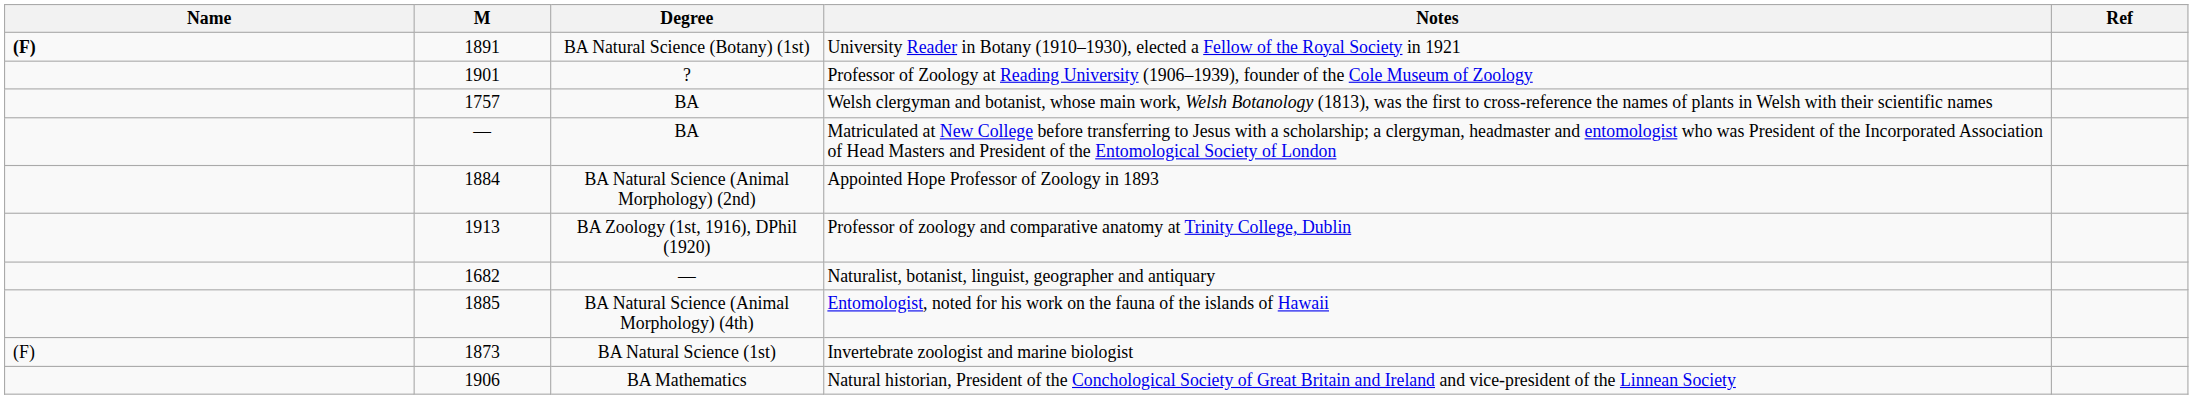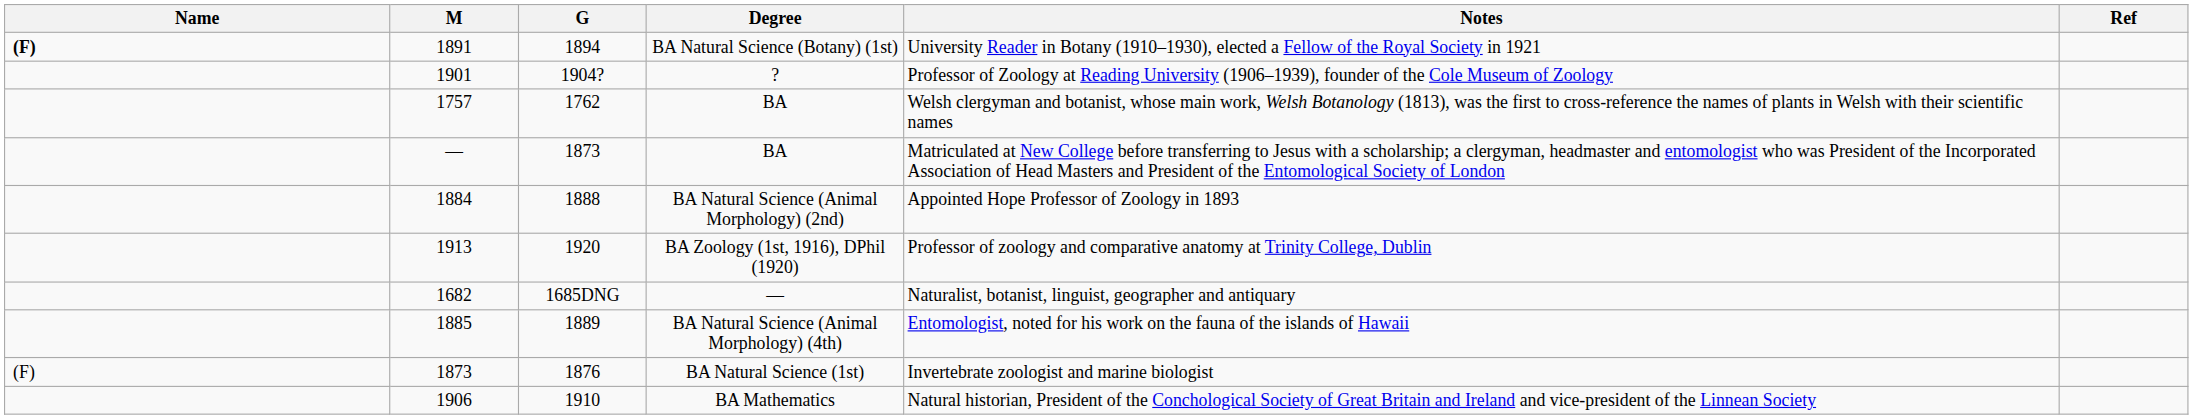+ column: (582, 18)
